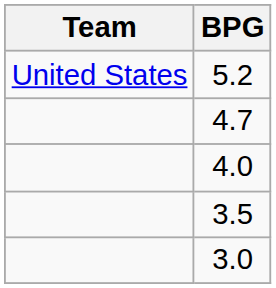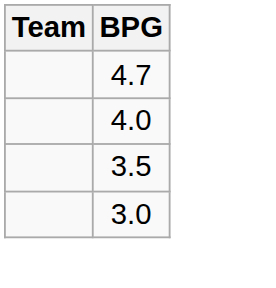- row: (233, 74)
